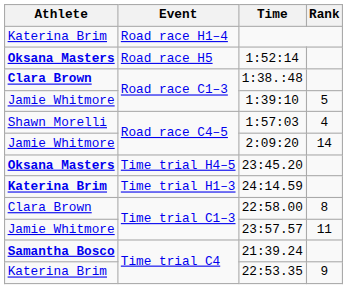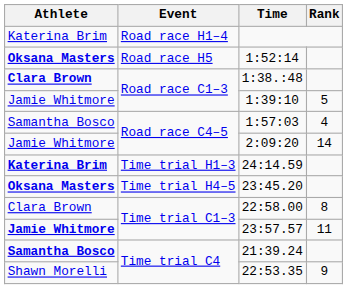(57, 122) Shawn Morelli -> (61, 122) Samantha Bosco
rows swapped: (272, 186) <-> (272, 165)
(61, 229) normal -> (61, 229) bold
(57, 272) Katerina Brim -> (57, 272) Shawn Morelli
